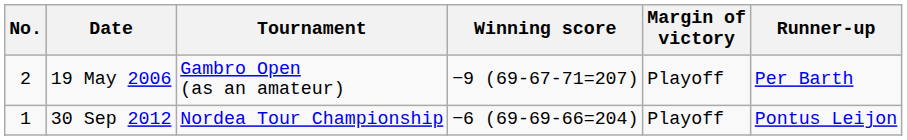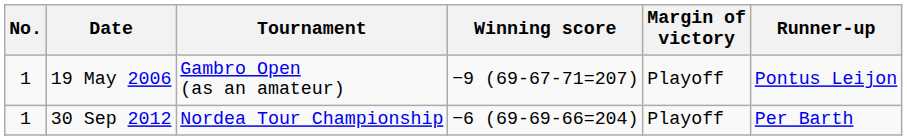(26, 80) 2 -> (26, 80) 1
(804, 80) Per Barth -> (826, 80) Pontus Leijon
(826, 120) Pontus Leijon -> (804, 120) Per Barth
